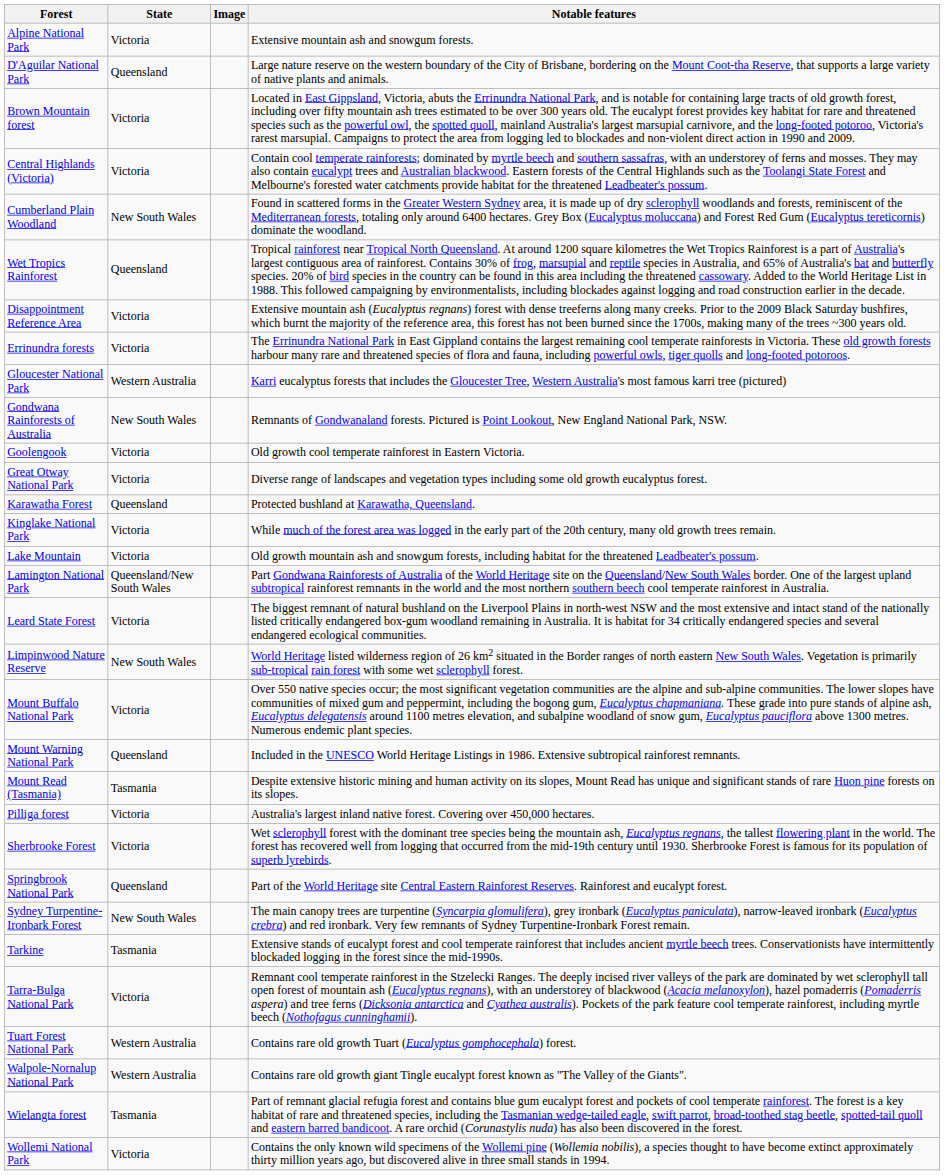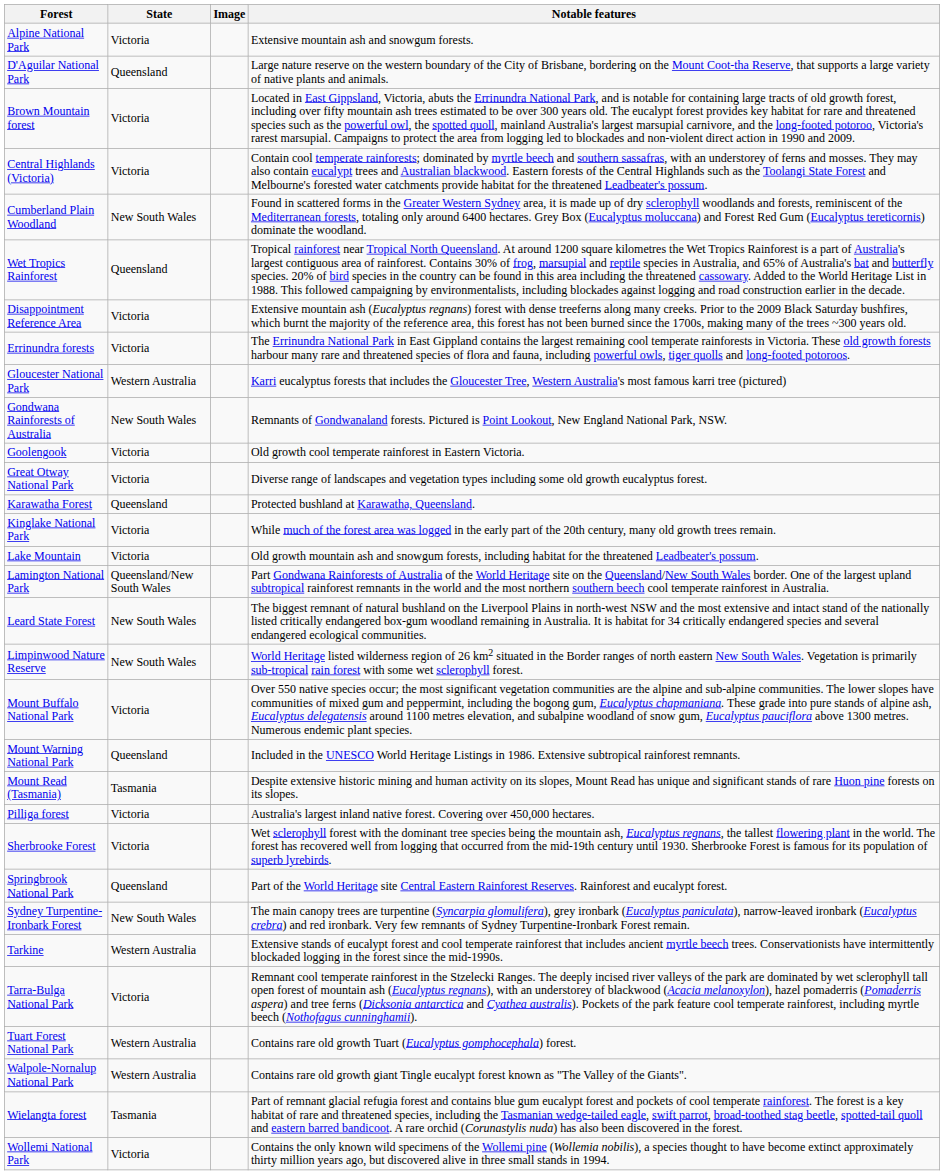(130, 621) Victoria -> (153, 621) New South Wales
(134, 950) Tasmania -> (153, 950) Western Australia
